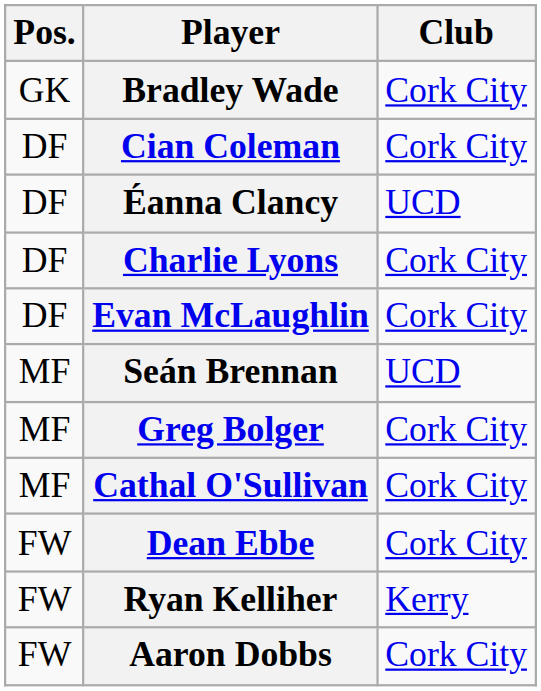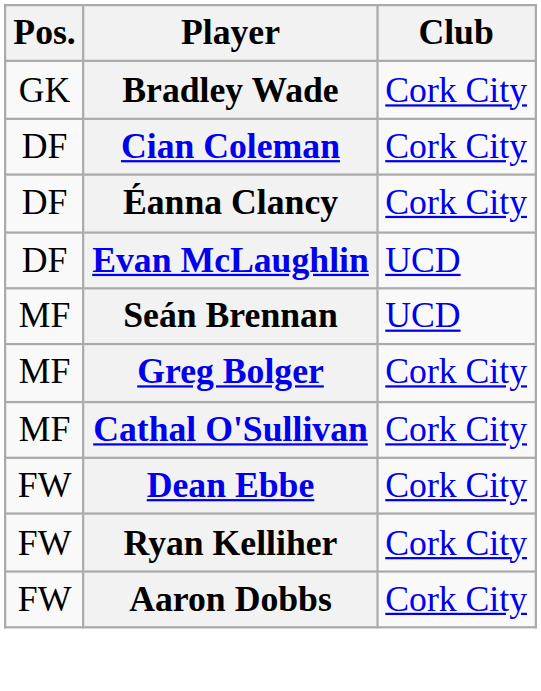(423, 202) UCD -> (456, 202) Cork City
- row: (231, 259)
(456, 315) Cork City -> (423, 259) UCD
(427, 598) Kerry -> (456, 542) Cork City
